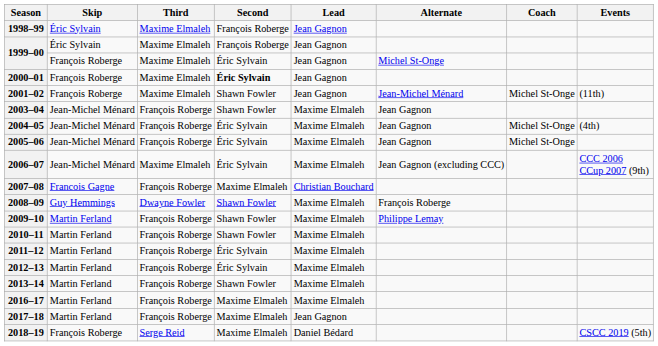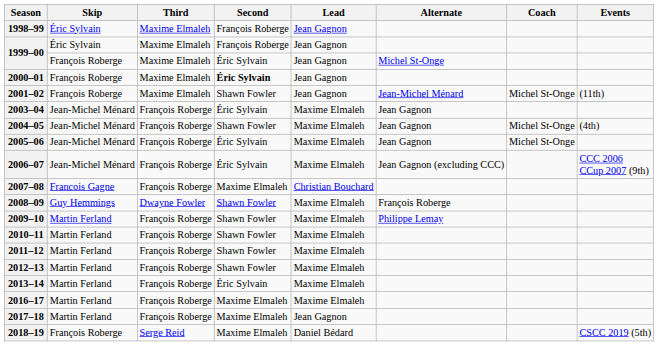(246, 110) Shawn Fowler -> (242, 110) Éric Sylvain
(242, 126) Éric Sylvain -> (246, 126) Shawn Fowler
(175, 164) Maxime Elmaleh -> (176, 164) François Roberge
(242, 251) Éric Sylvain -> (246, 251) Shawn Fowler
(242, 267) Éric Sylvain -> (246, 267) Shawn Fowler
(246, 283) Shawn Fowler -> (242, 283) Éric Sylvain
